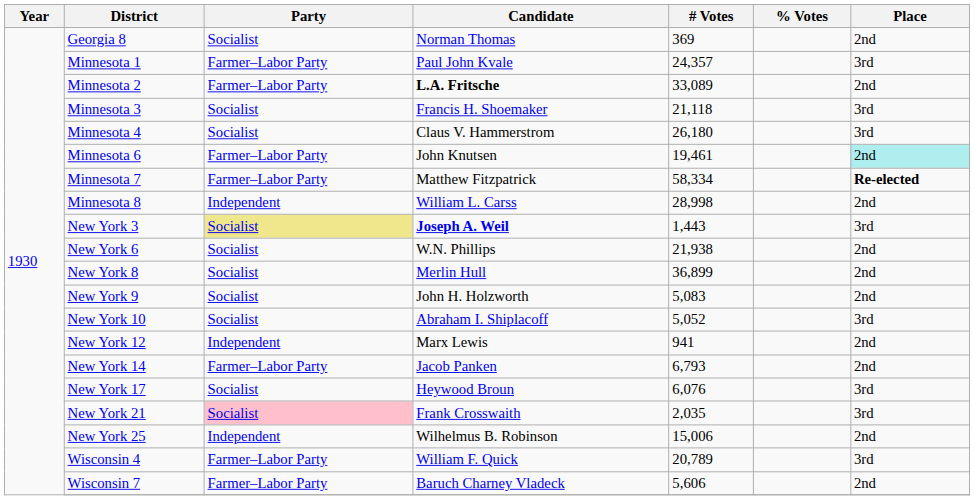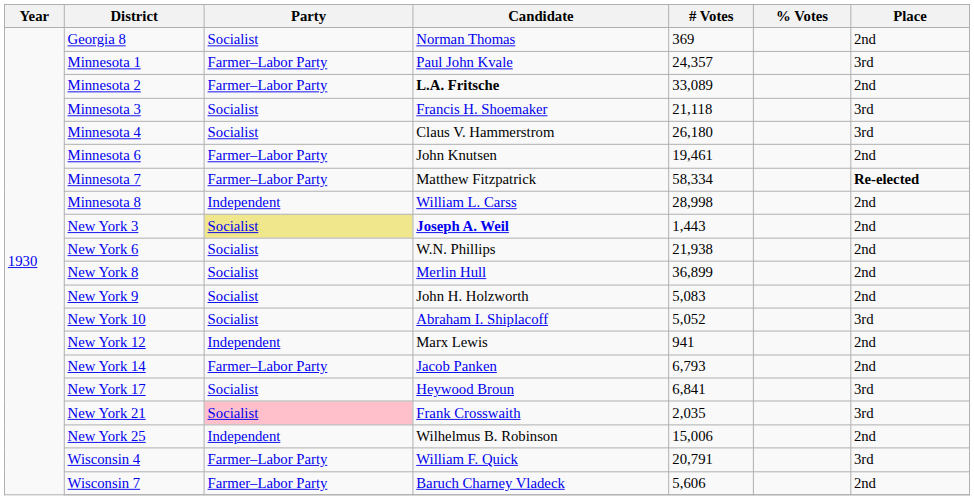(865, 156) paleturquoise background -> (865, 156) no background
(864, 226) 3rd -> (865, 226) 2nd
(689, 389) 6,076 -> (689, 389) 6,841
(693, 459) 20,789 -> (693, 459) 20,791
